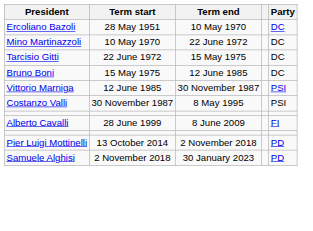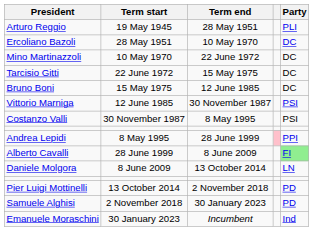+ row: (36, 27)
+ row: (36, 138)
(275, 123) no background -> (287, 153) lightgreen background
+ row: (41, 168)
+ row: (53, 218)
